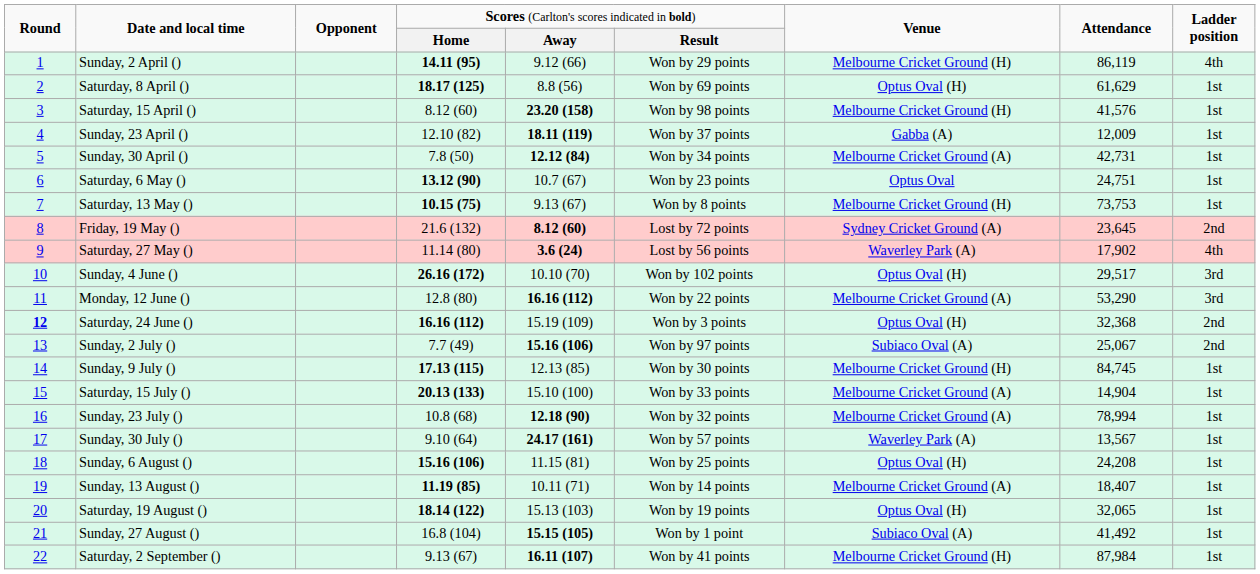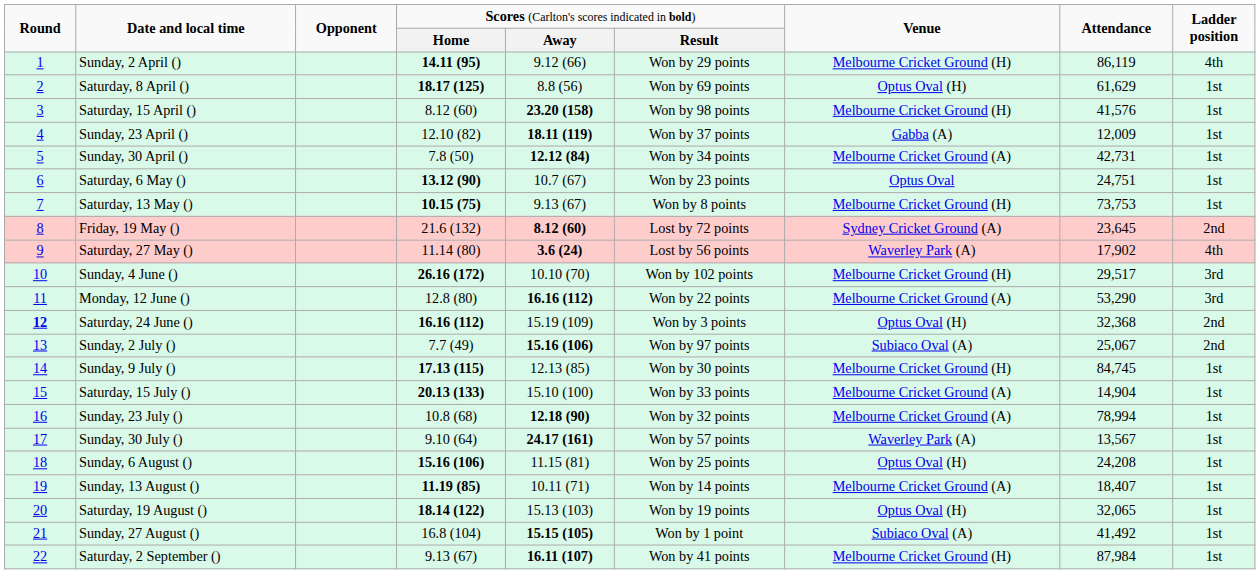(922, 275) Optus Oval (H) -> (922, 275) Melbourne Cricket Ground (H)
